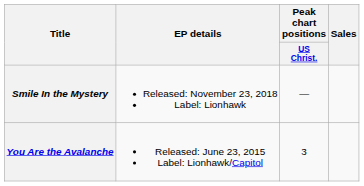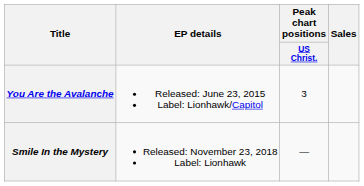rows swapped: (60, 151) <-> (60, 94)
